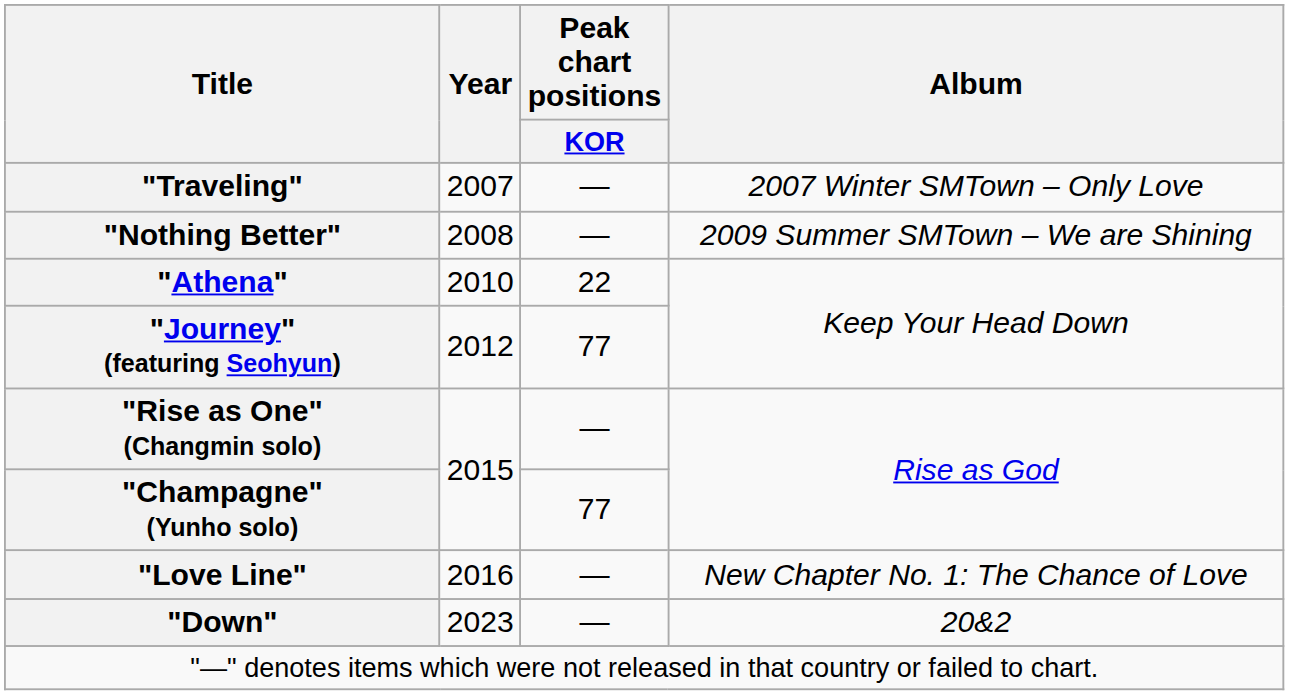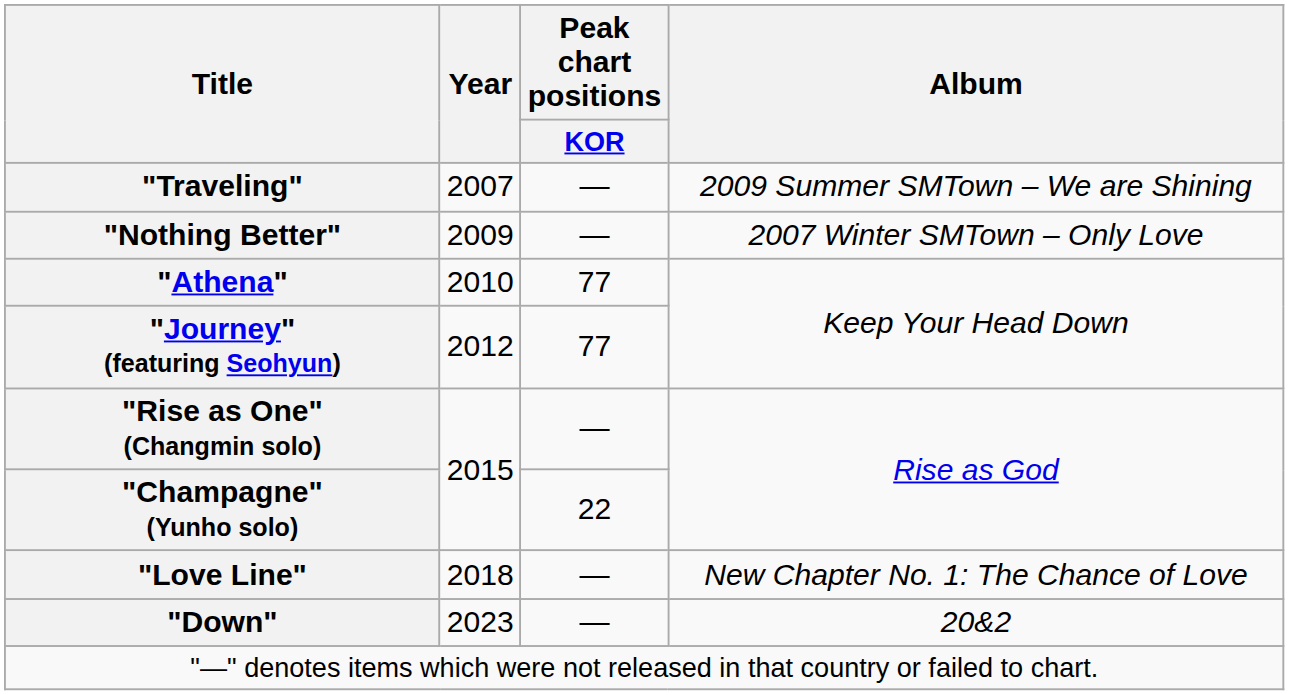(976, 186) 2007 Winter SMTown – Only Love -> (976, 186) 2009 Summer SMTown – We are Shining
(480, 234) 2008 -> (480, 234) 2009
(976, 234) 2009 Summer SMTown – We are Shining -> (976, 234) 2007 Winter SMTown – Only Love
(594, 281) 22 -> (594, 281) 77
(594, 509) 77 -> (594, 509) 22
(480, 574) 2016 -> (480, 574) 2018
